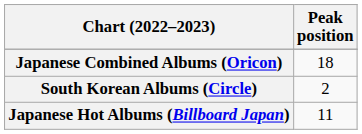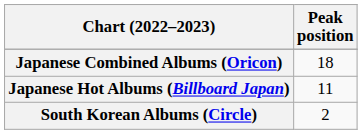rows swapped: (149, 115) <-> (149, 89)
